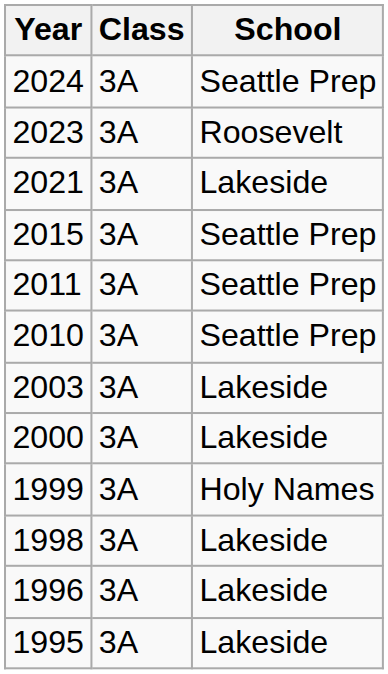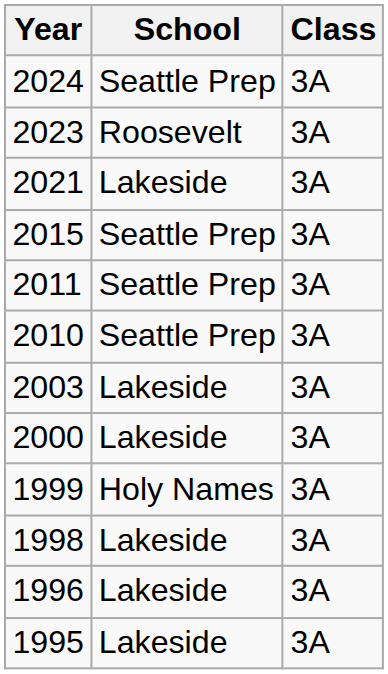columns swapped: (288, 30) <-> (142, 30)
